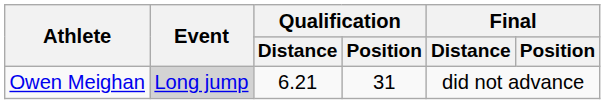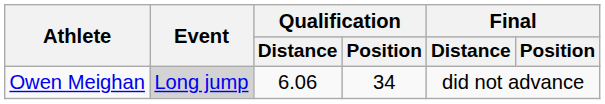(298, 83) 6.21 -> (298, 83) 6.06
(384, 83) 31 -> (384, 83) 34
